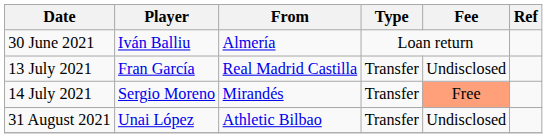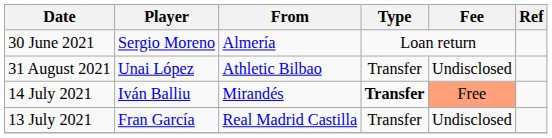(154, 42) Iván Balliu -> (167, 42) Sergio Moreno
rows swapped: (50, 68) <-> (59, 119)
(167, 94) Sergio Moreno -> (154, 94) Iván Balliu
(392, 94) normal -> (395, 94) bold
